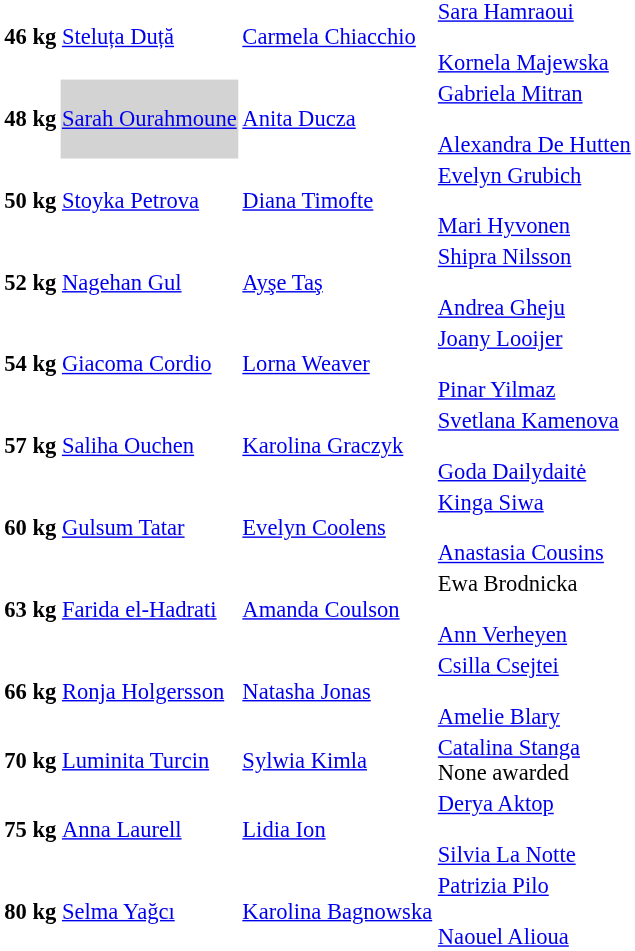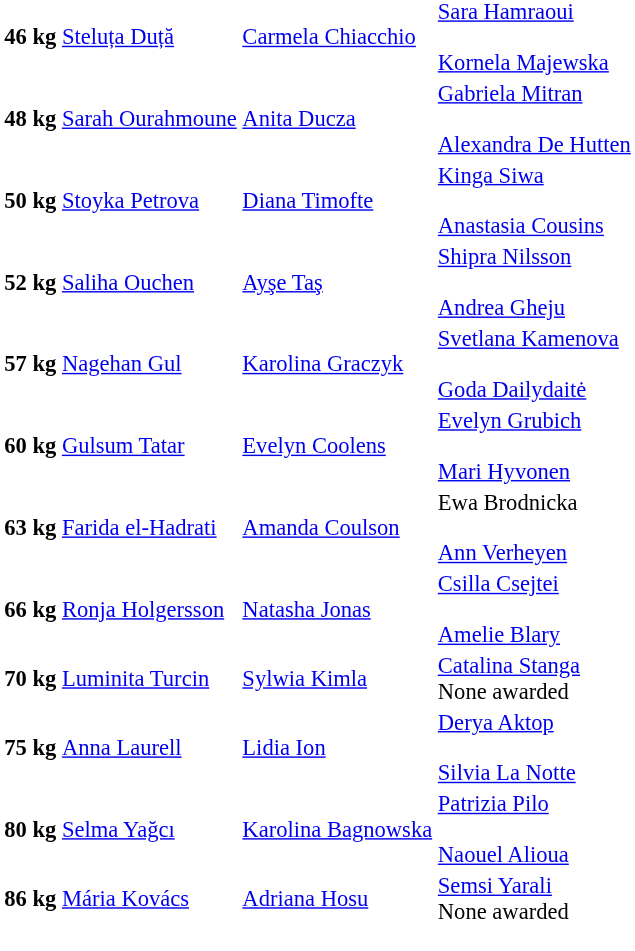(149, 118) lightgrey background -> (149, 118) no background
(510, 200) Evelyn Grubich Mari Hyvonen -> (521, 200) Kinga Siwa Anastasia Cousins
(122, 282) Nagehan Gul -> (128, 282) Saliha Ouchen
- row: (30, 364)
(128, 445) Saliha Ouchen -> (122, 364) Nagehan Gul
(521, 527) Kinga Siwa Anastasia Cousins -> (510, 445) Evelyn Grubich Mari Hyvonen
+ row: (30, 898)
